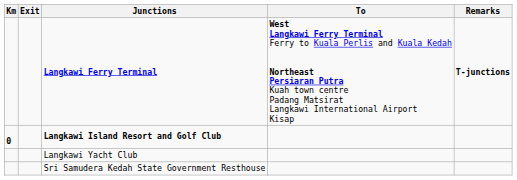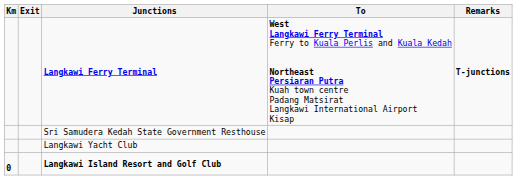rows swapped: (155, 168) <-> (132, 137)
